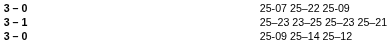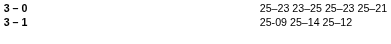- row: (305, 9)
(16, 23) 3 – 1 -> (16, 9) 3 – 0
(16, 37) 3 – 0 -> (16, 23) 3 – 1
